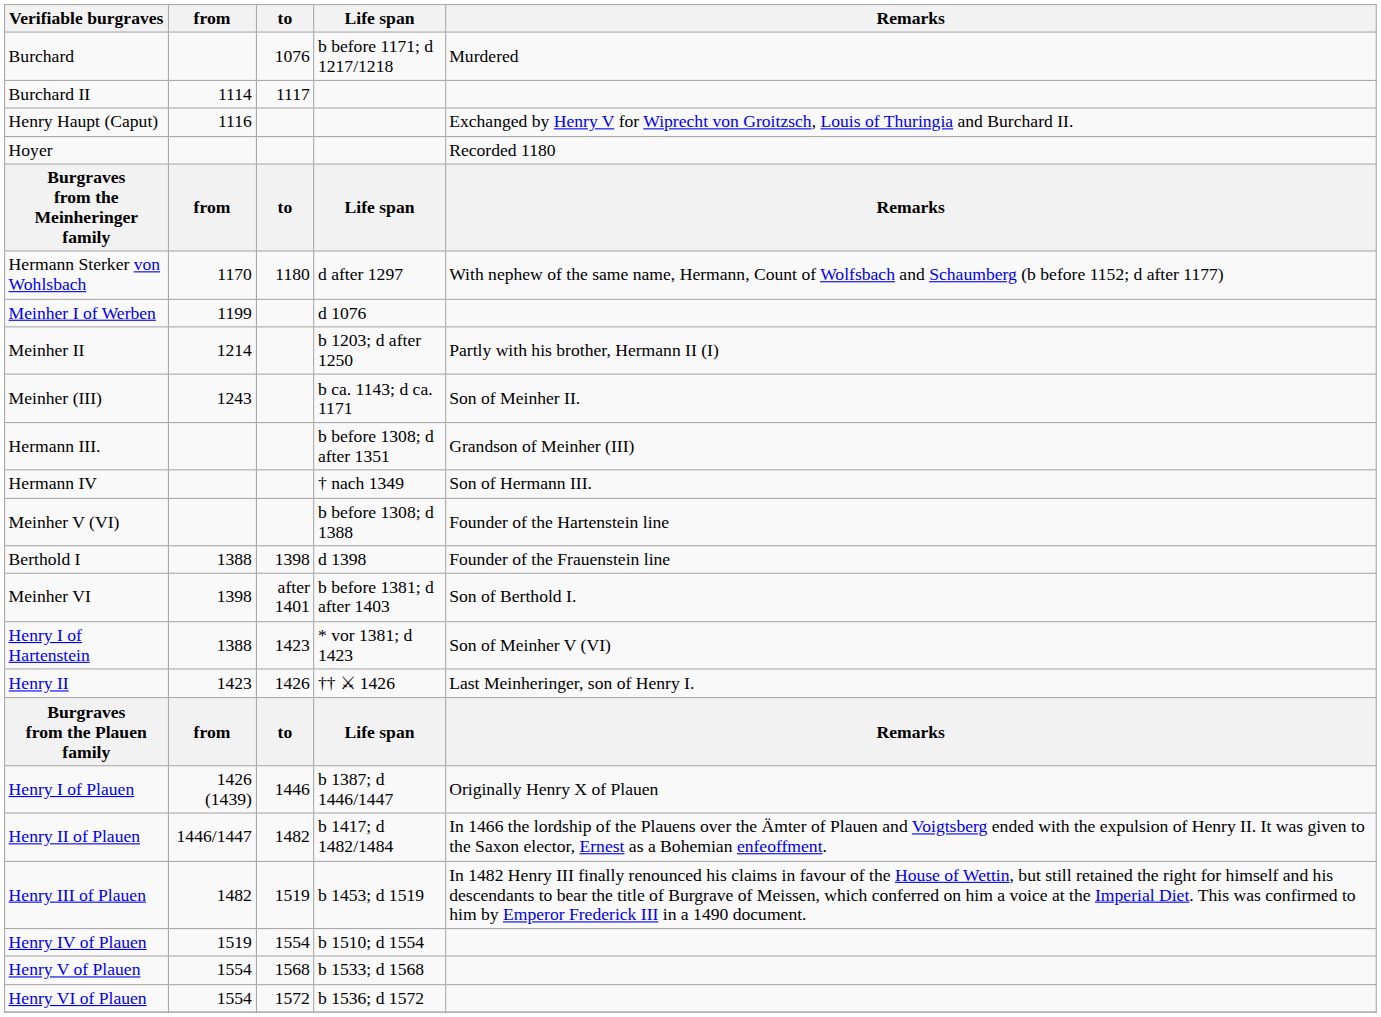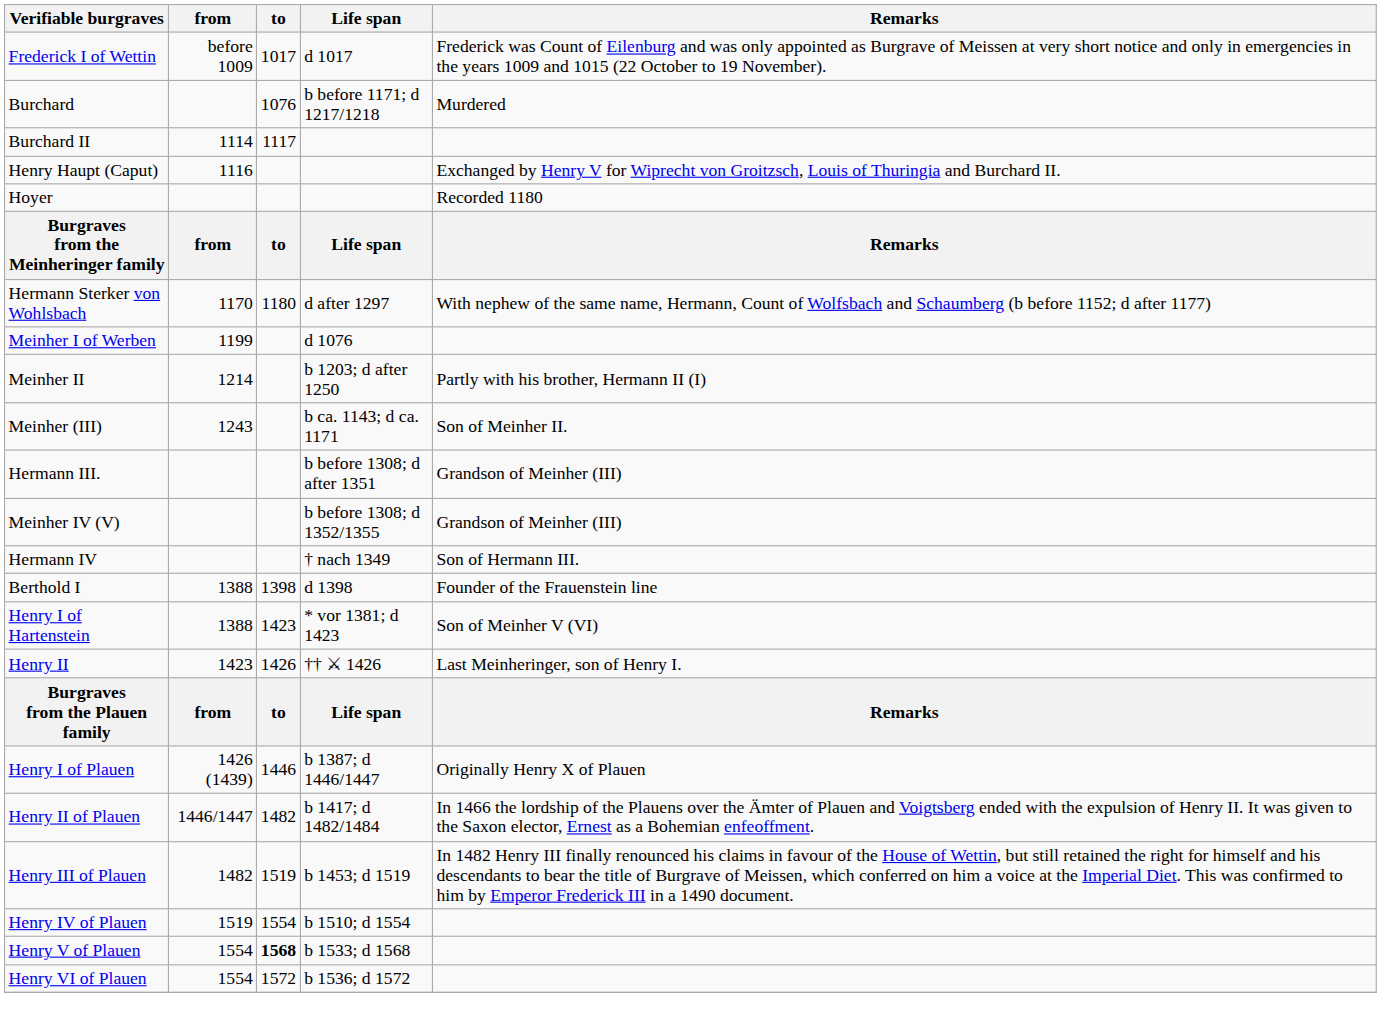+ row: (82, 56)
+ row: (64, 521)
- row: (64, 521)
- row: (50, 597)
(292, 970) normal -> (278, 950) bold
